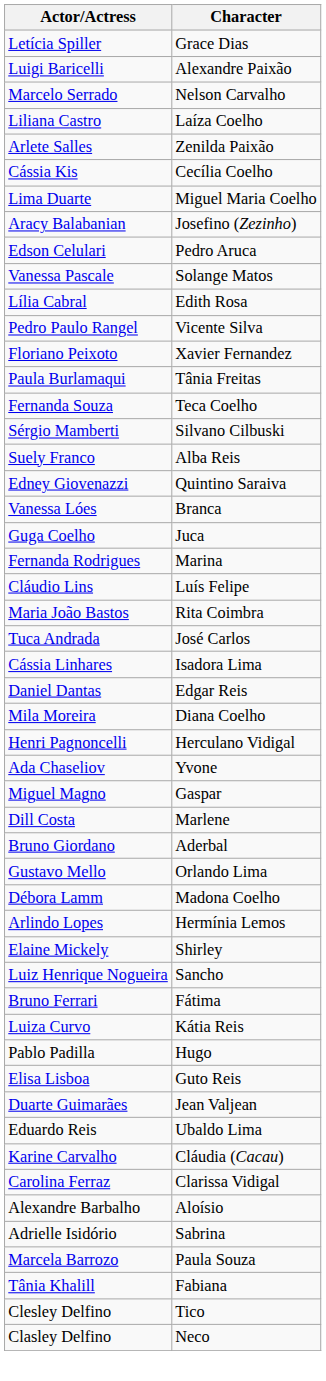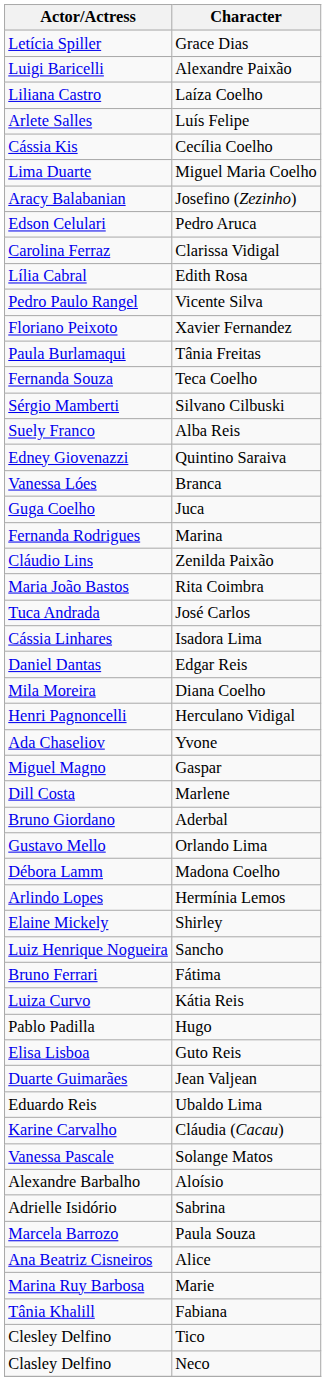- row: (63, 95)
(224, 146) Zenilda Paixão -> (212, 120) Luís Felipe
rows swapped: (59, 1182) <-> (61, 276)
(212, 586) Luís Felipe -> (224, 560) Zenilda Paixão
+ row: (80, 1259)
+ row: (76, 1285)
